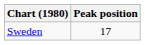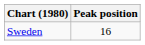(106, 31) 17 -> (106, 31) 16
